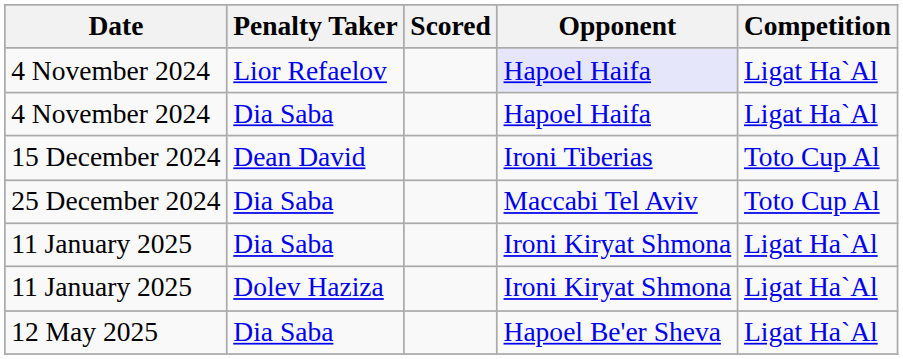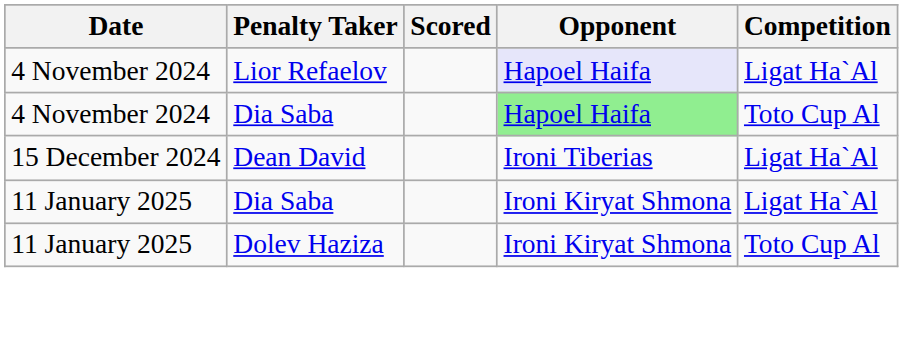(577, 113) no background -> (577, 113) lightgreen background
(811, 113) Ligat Ha`Al -> (812, 113) Toto Cup Al
(812, 157) Toto Cup Al -> (811, 157) Ligat Ha`Al
- row: (116, 200)
(811, 288) Ligat Ha`Al -> (812, 244) Toto Cup Al
- row: (85, 331)
